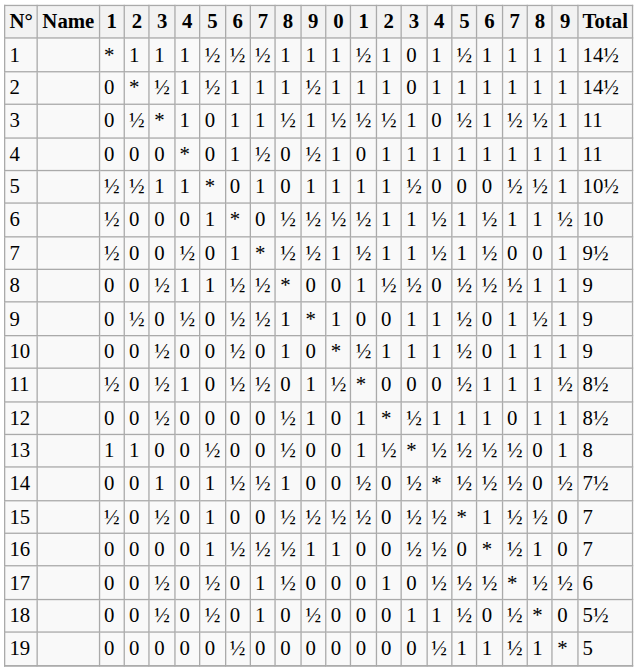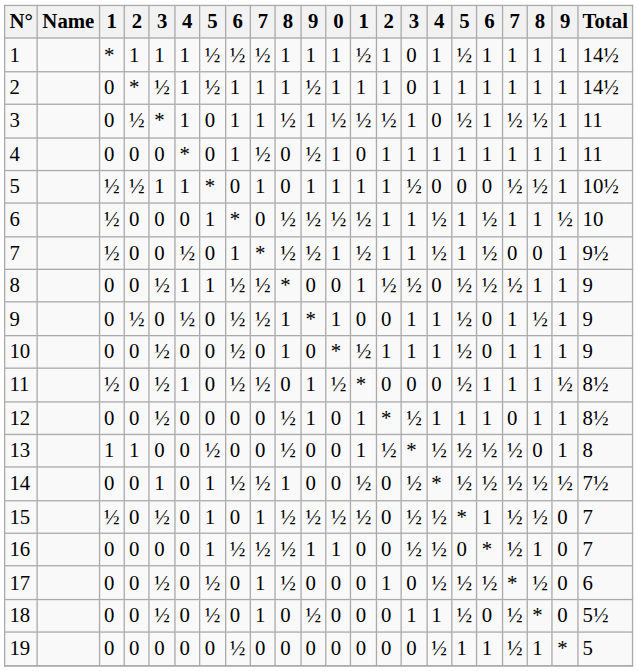(537, 483) 0 -> (540, 483) ½
(260, 516) 0 -> (260, 516) 1
(565, 582) ½ -> (563, 582) 0
